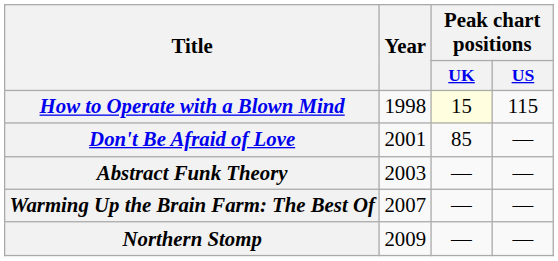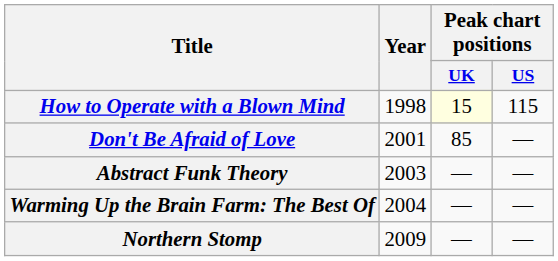(405, 205) 2007 -> (405, 205) 2004
